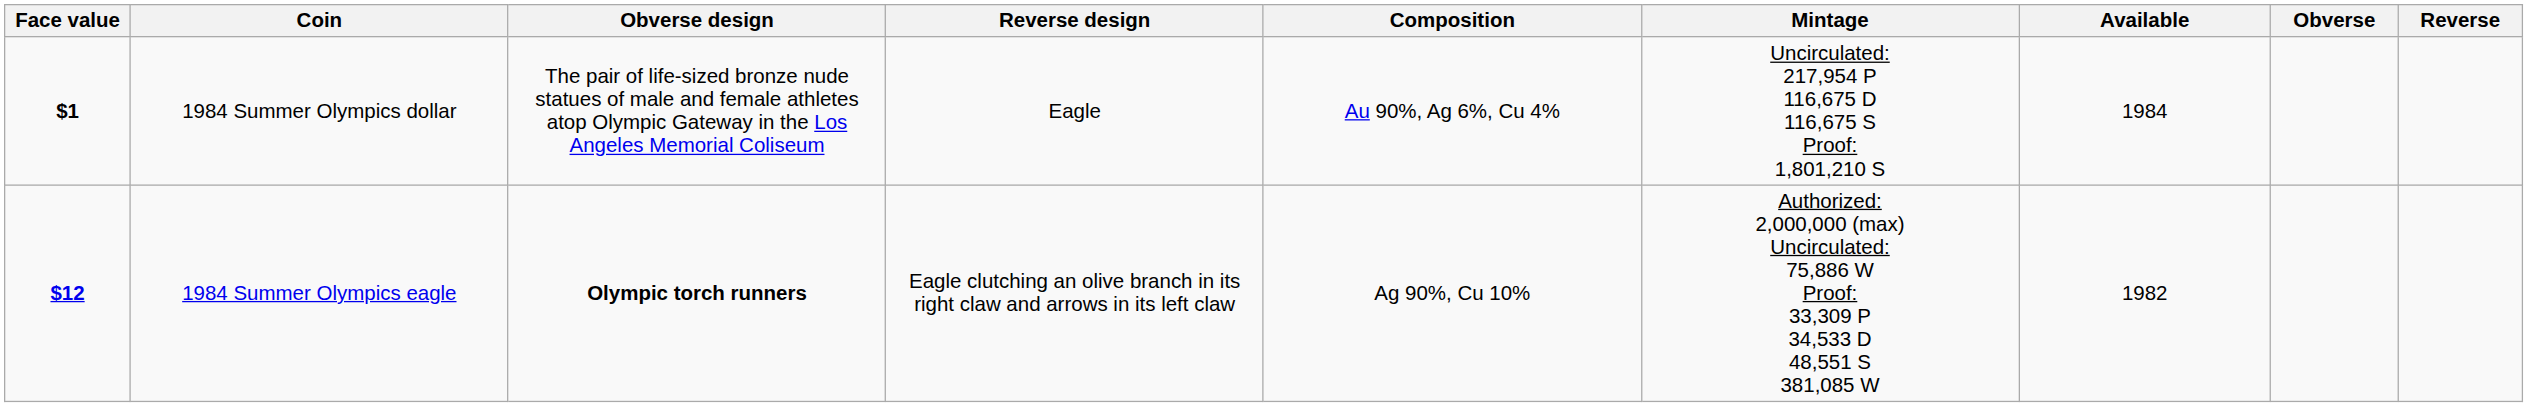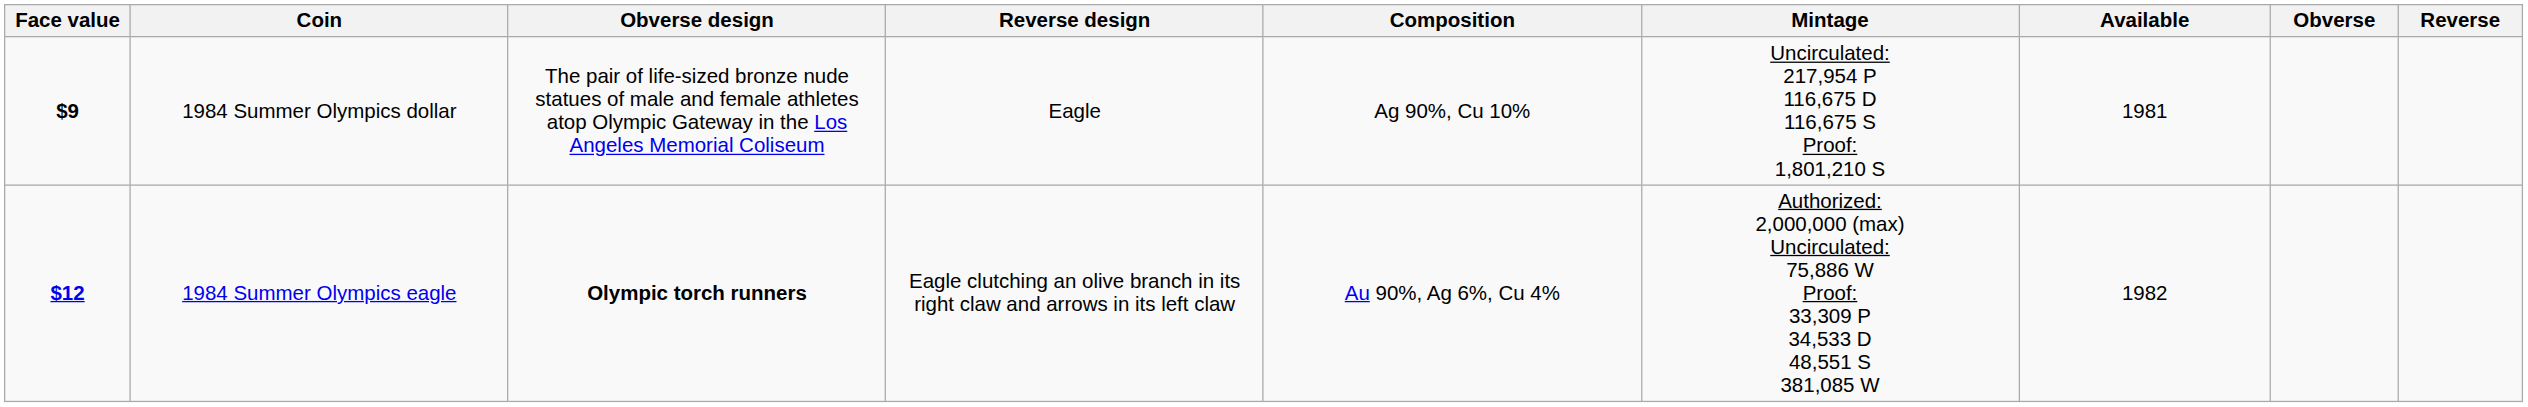(68, 110) $1 -> (68, 110) $9
(1452, 110) Au 90%, Ag 6%, Cu 4% -> (1452, 110) Ag 90%, Cu 10%
(2145, 110) 1984 -> (2145, 110) 1981
(1452, 293) Ag 90%, Cu 10% -> (1452, 293) Au 90%, Ag 6%, Cu 4%
